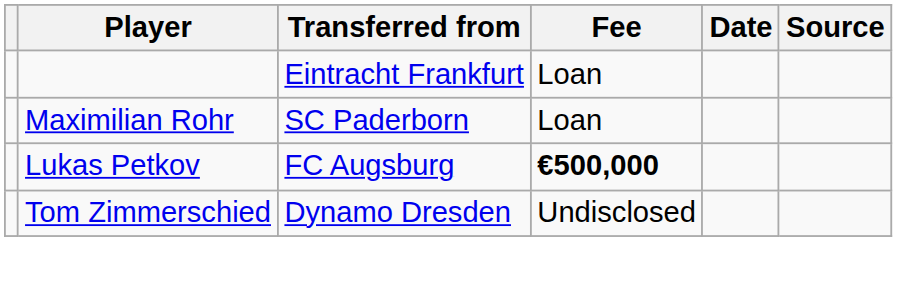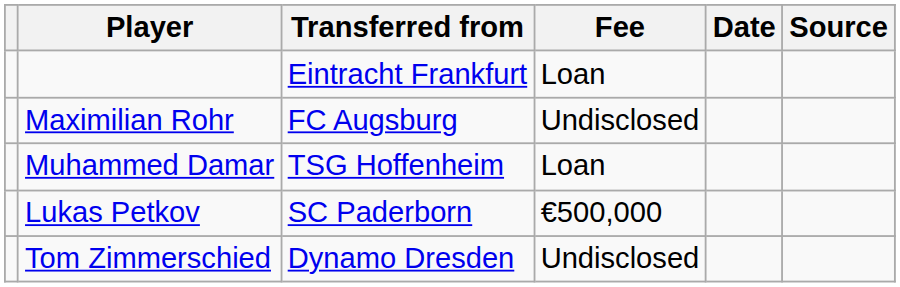(377, 119) SC Paderborn -> (373, 119) FC Augsburg
(570, 119) Loan -> (620, 119) Undisclosed
+ row: (150, 166)
(369, 166) FC Augsburg -> (380, 212) SC Paderborn
(598, 166) bold -> (601, 212) normal
